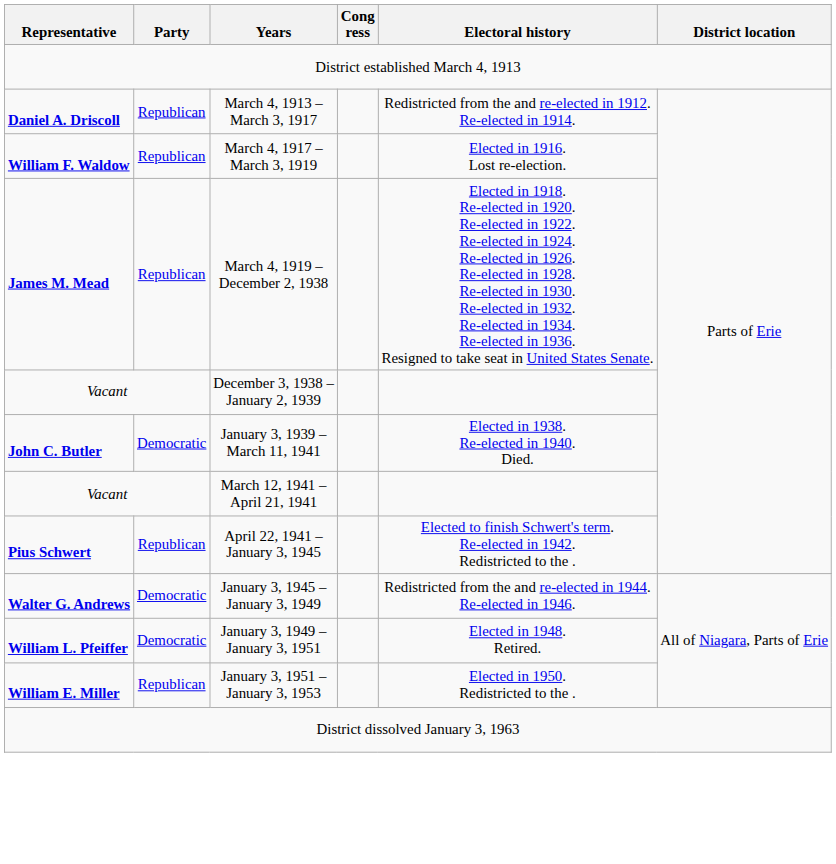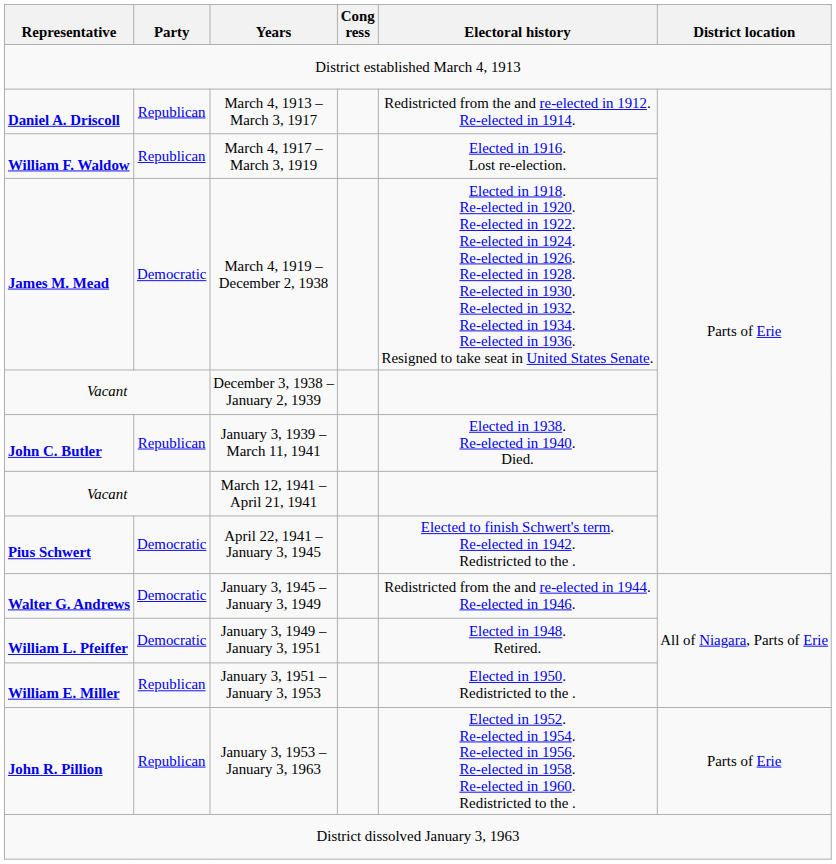(172, 274) Republican -> (172, 274) Democratic
(172, 442) Democratic -> (172, 442) Republican
(172, 544) Republican -> (172, 544) Democratic
+ row: (274, 760)
